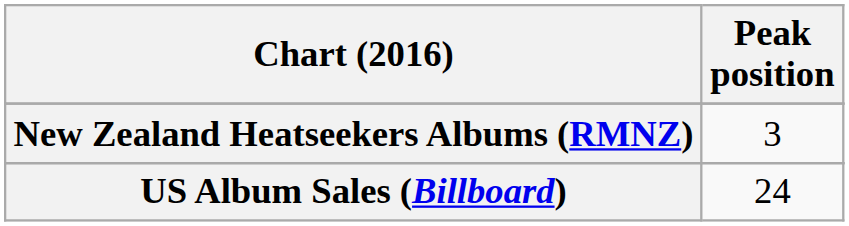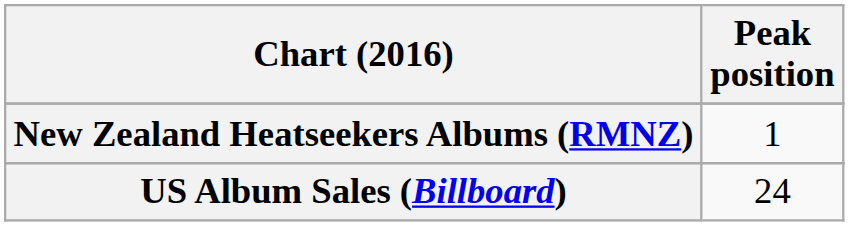(772, 132) 3 -> (772, 132) 1
